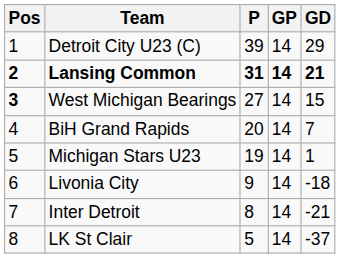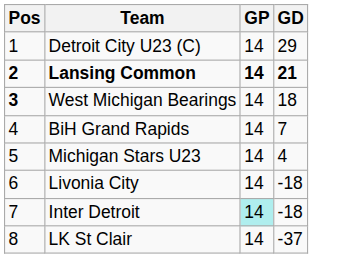- column: (254, 18)
(315, 101) 15 -> (287, 101) 18
(310, 156) 1 -> (282, 156) 4
(281, 211) no background -> (254, 211) paleturquoise background
(318, 211) -21 -> (290, 211) -18
